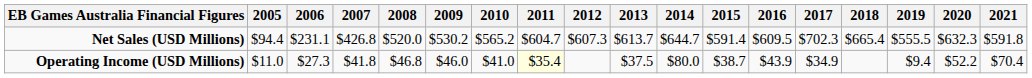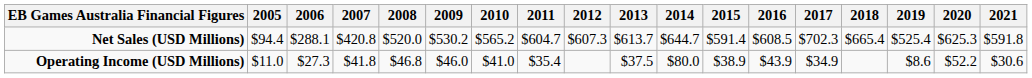(310, 38) $231.1 -> (310, 38) $288.1
(356, 38) $426.8 -> (356, 38) $420.8
(772, 38) $609.5 -> (772, 38) $608.5
(911, 38) $555.5 -> (911, 38) $525.4
(957, 38) $632.3 -> (957, 38) $625.3
(545, 61) lightyellow background -> (545, 61) no background
(730, 61) $38.7 -> (730, 61) $38.9
(918, 61) $9.4 -> (918, 61) $8.6
(1007, 61) $70.4 -> (1007, 61) $30.6
